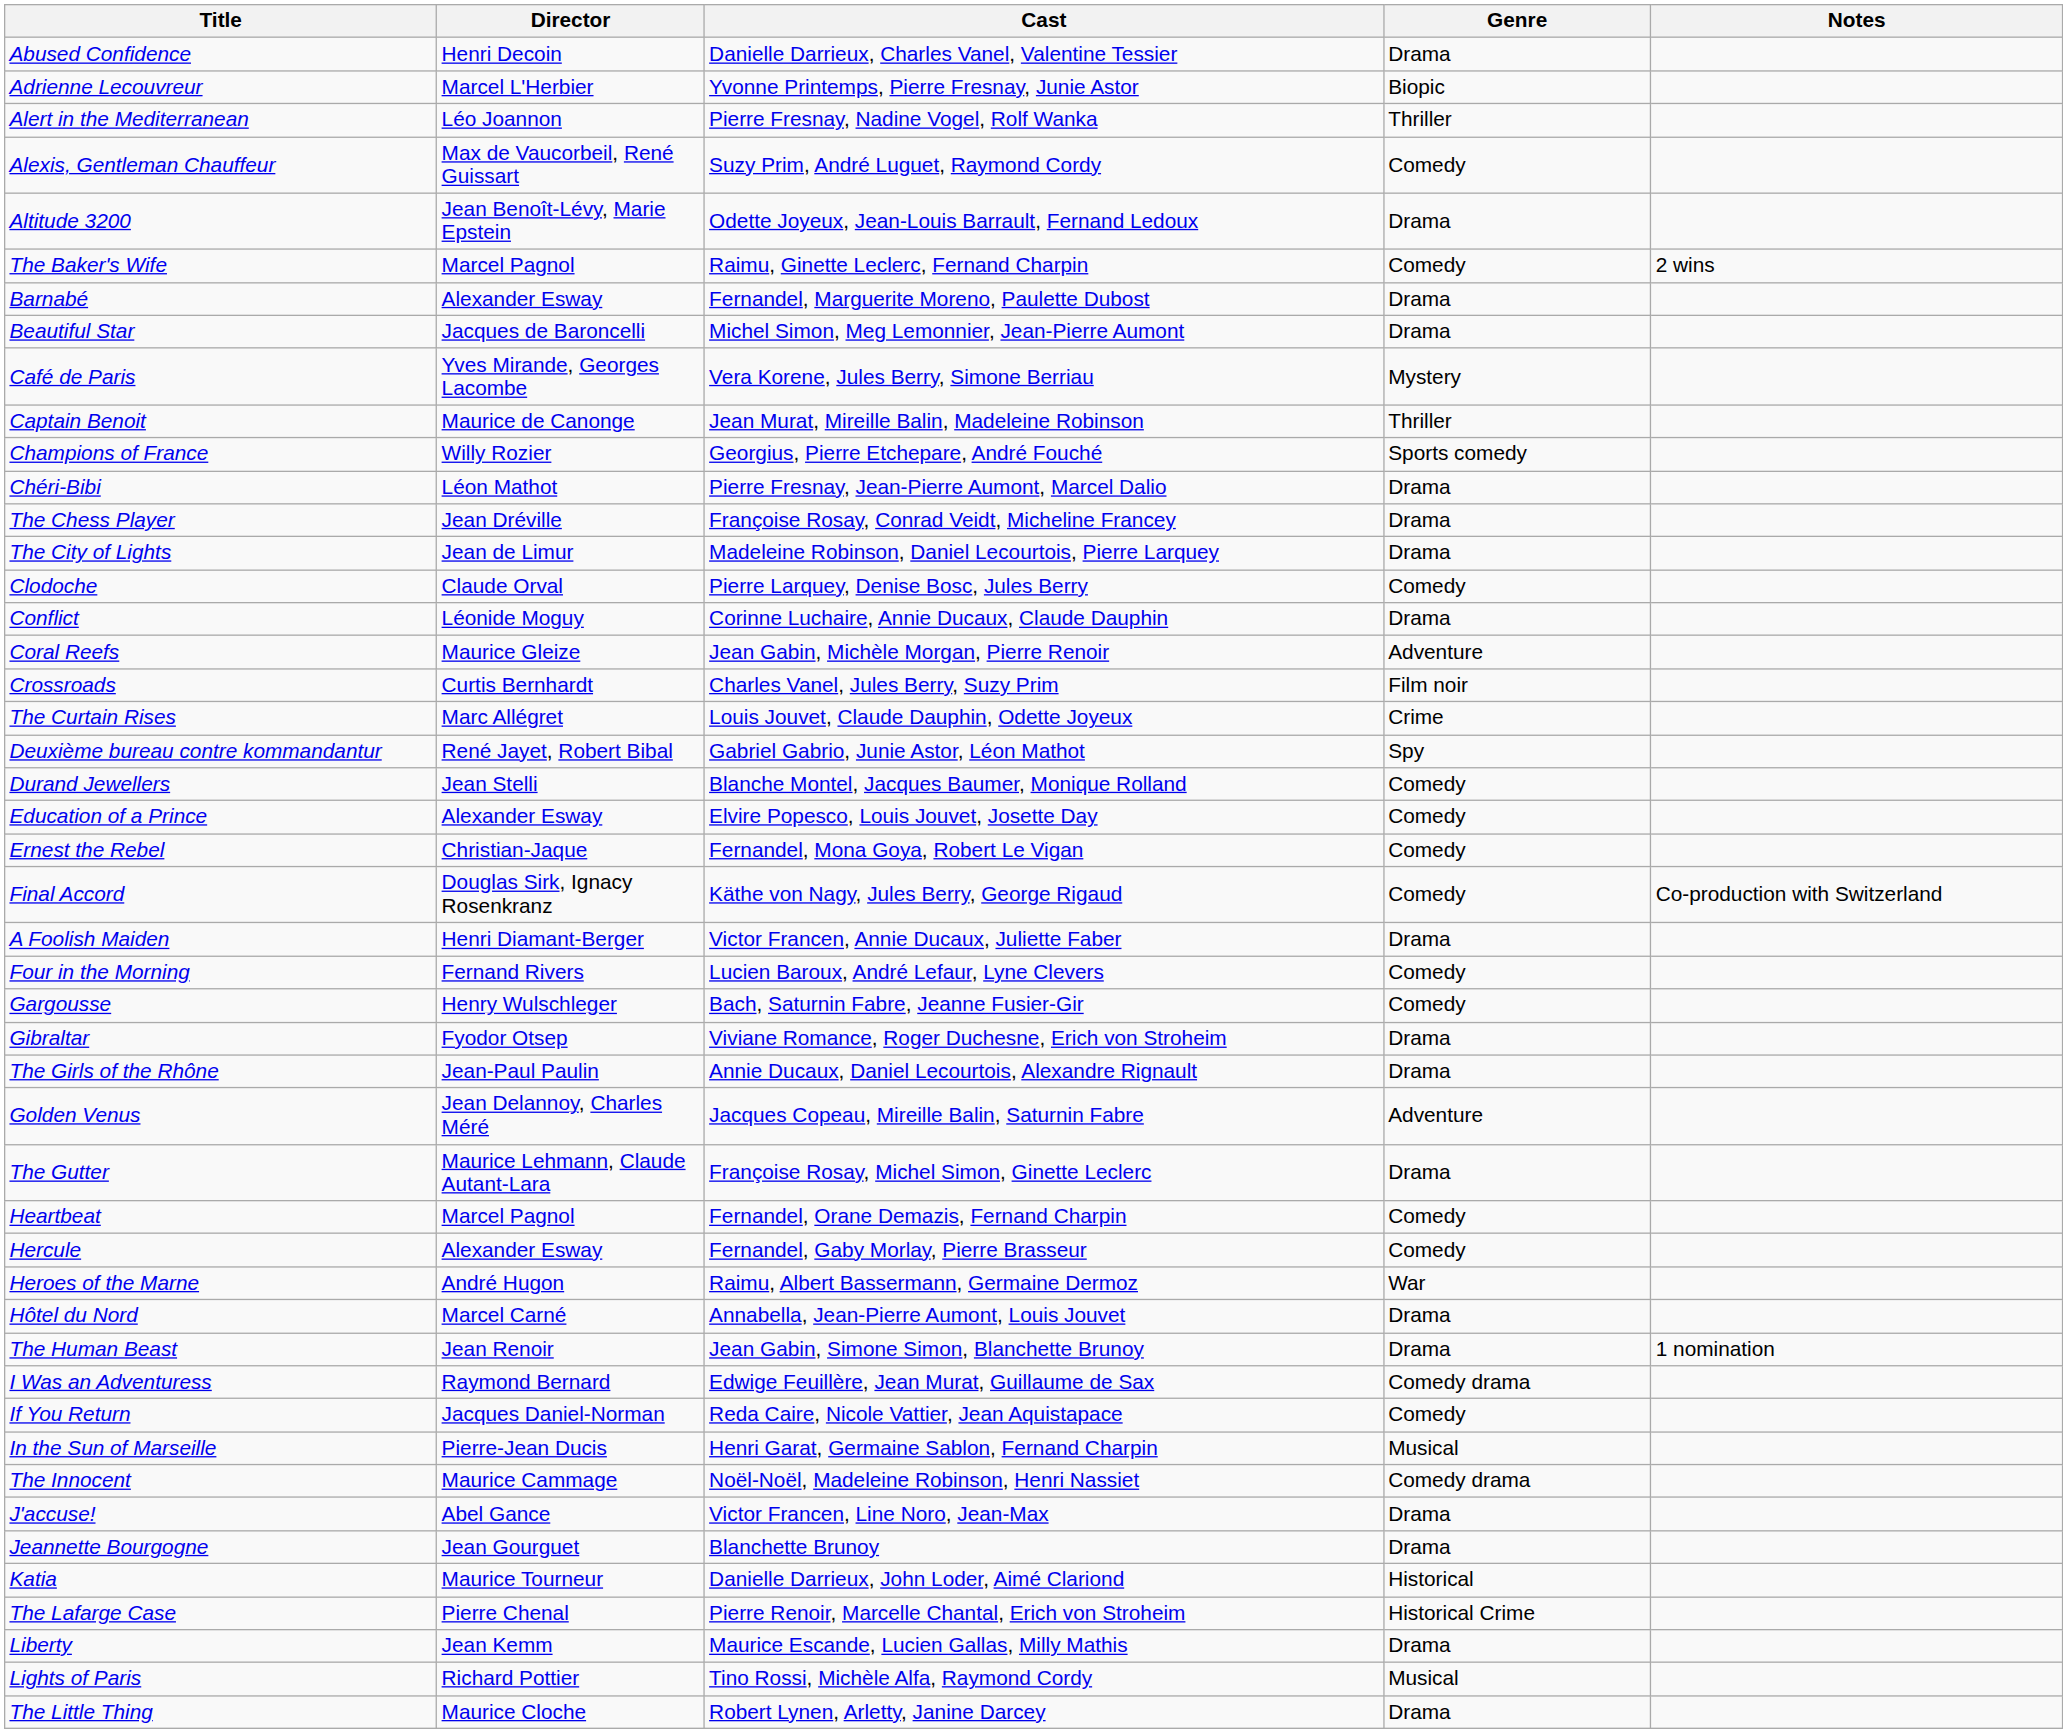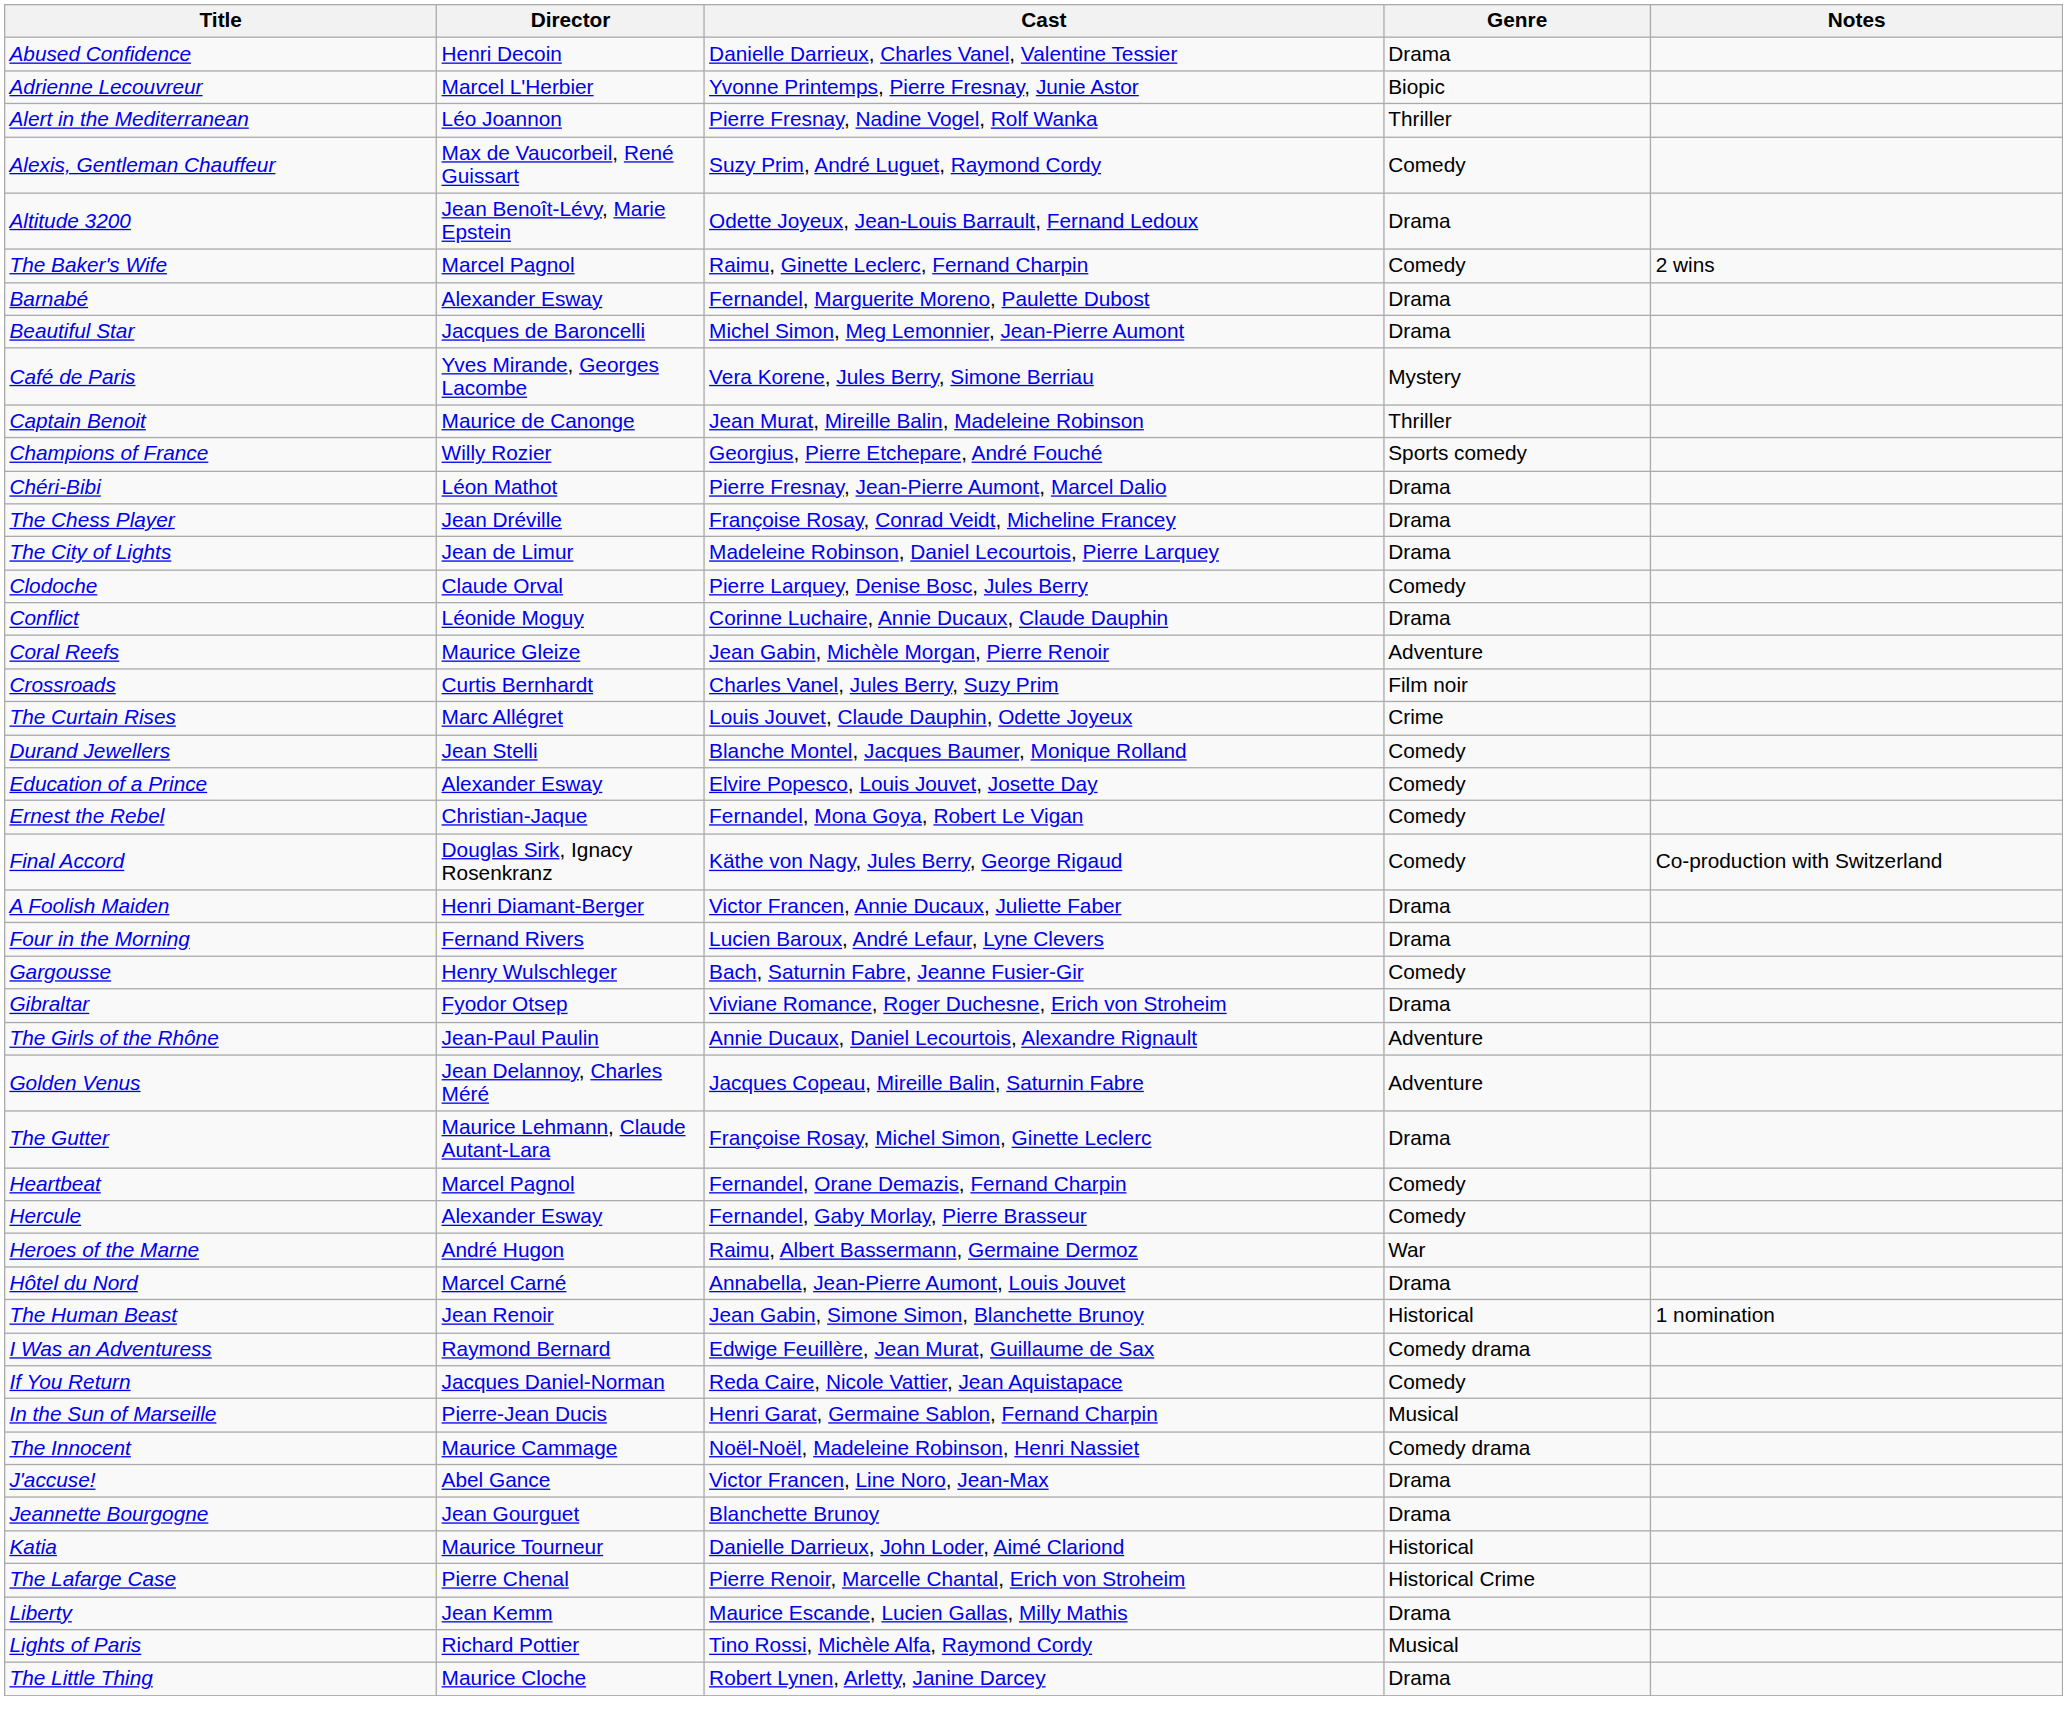- row: (196, 750)
(1427, 972) Comedy -> (1419, 939) Drama
(1419, 1071) Drama -> (1436, 1038) Adventure
(1419, 1348) Drama -> (1431, 1315) Historical
